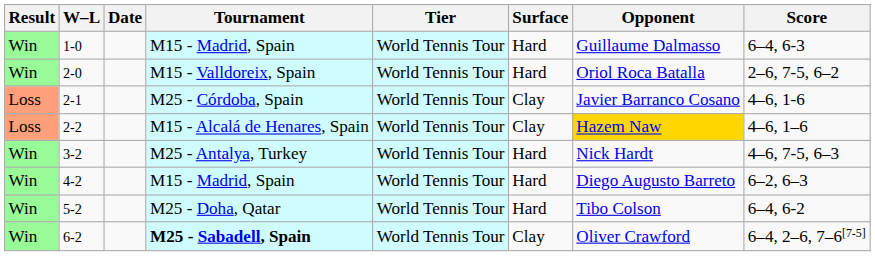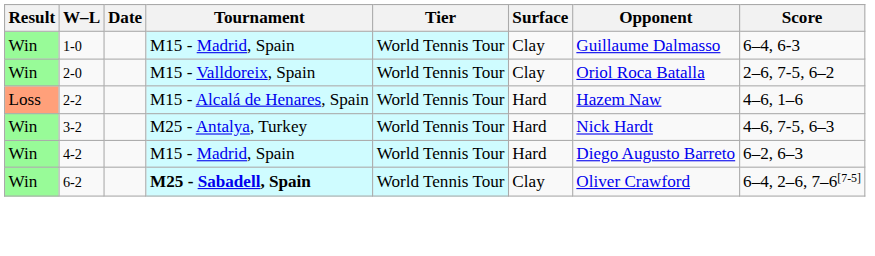(529, 45) Hard -> (529, 45) Clay
(529, 72) Hard -> (529, 72) Clay
- row: (72, 100)
(529, 126) Clay -> (529, 99) Hard
(619, 126) gold background -> (619, 99) no background
- row: (72, 209)
